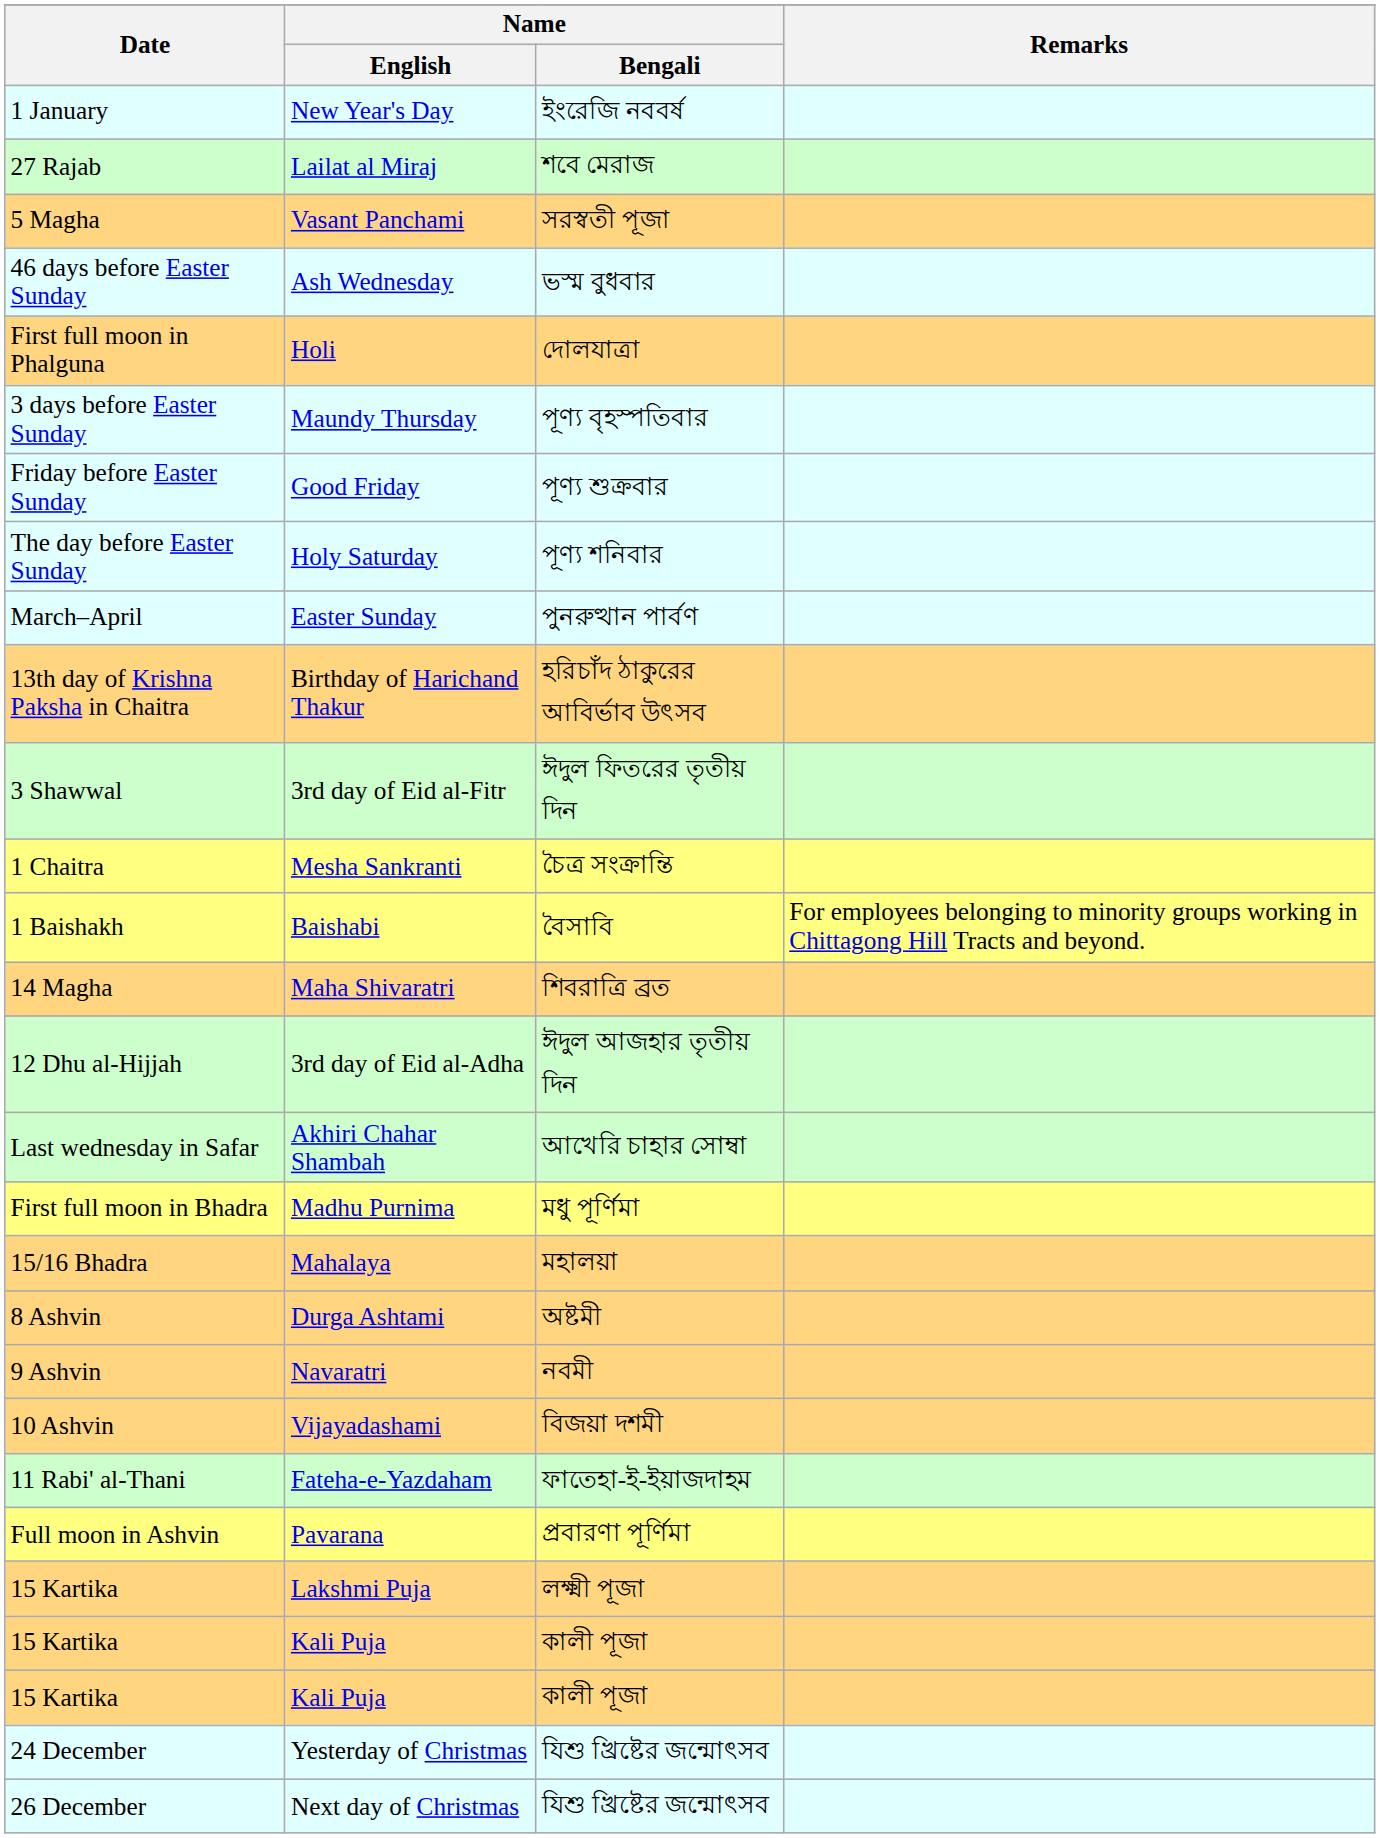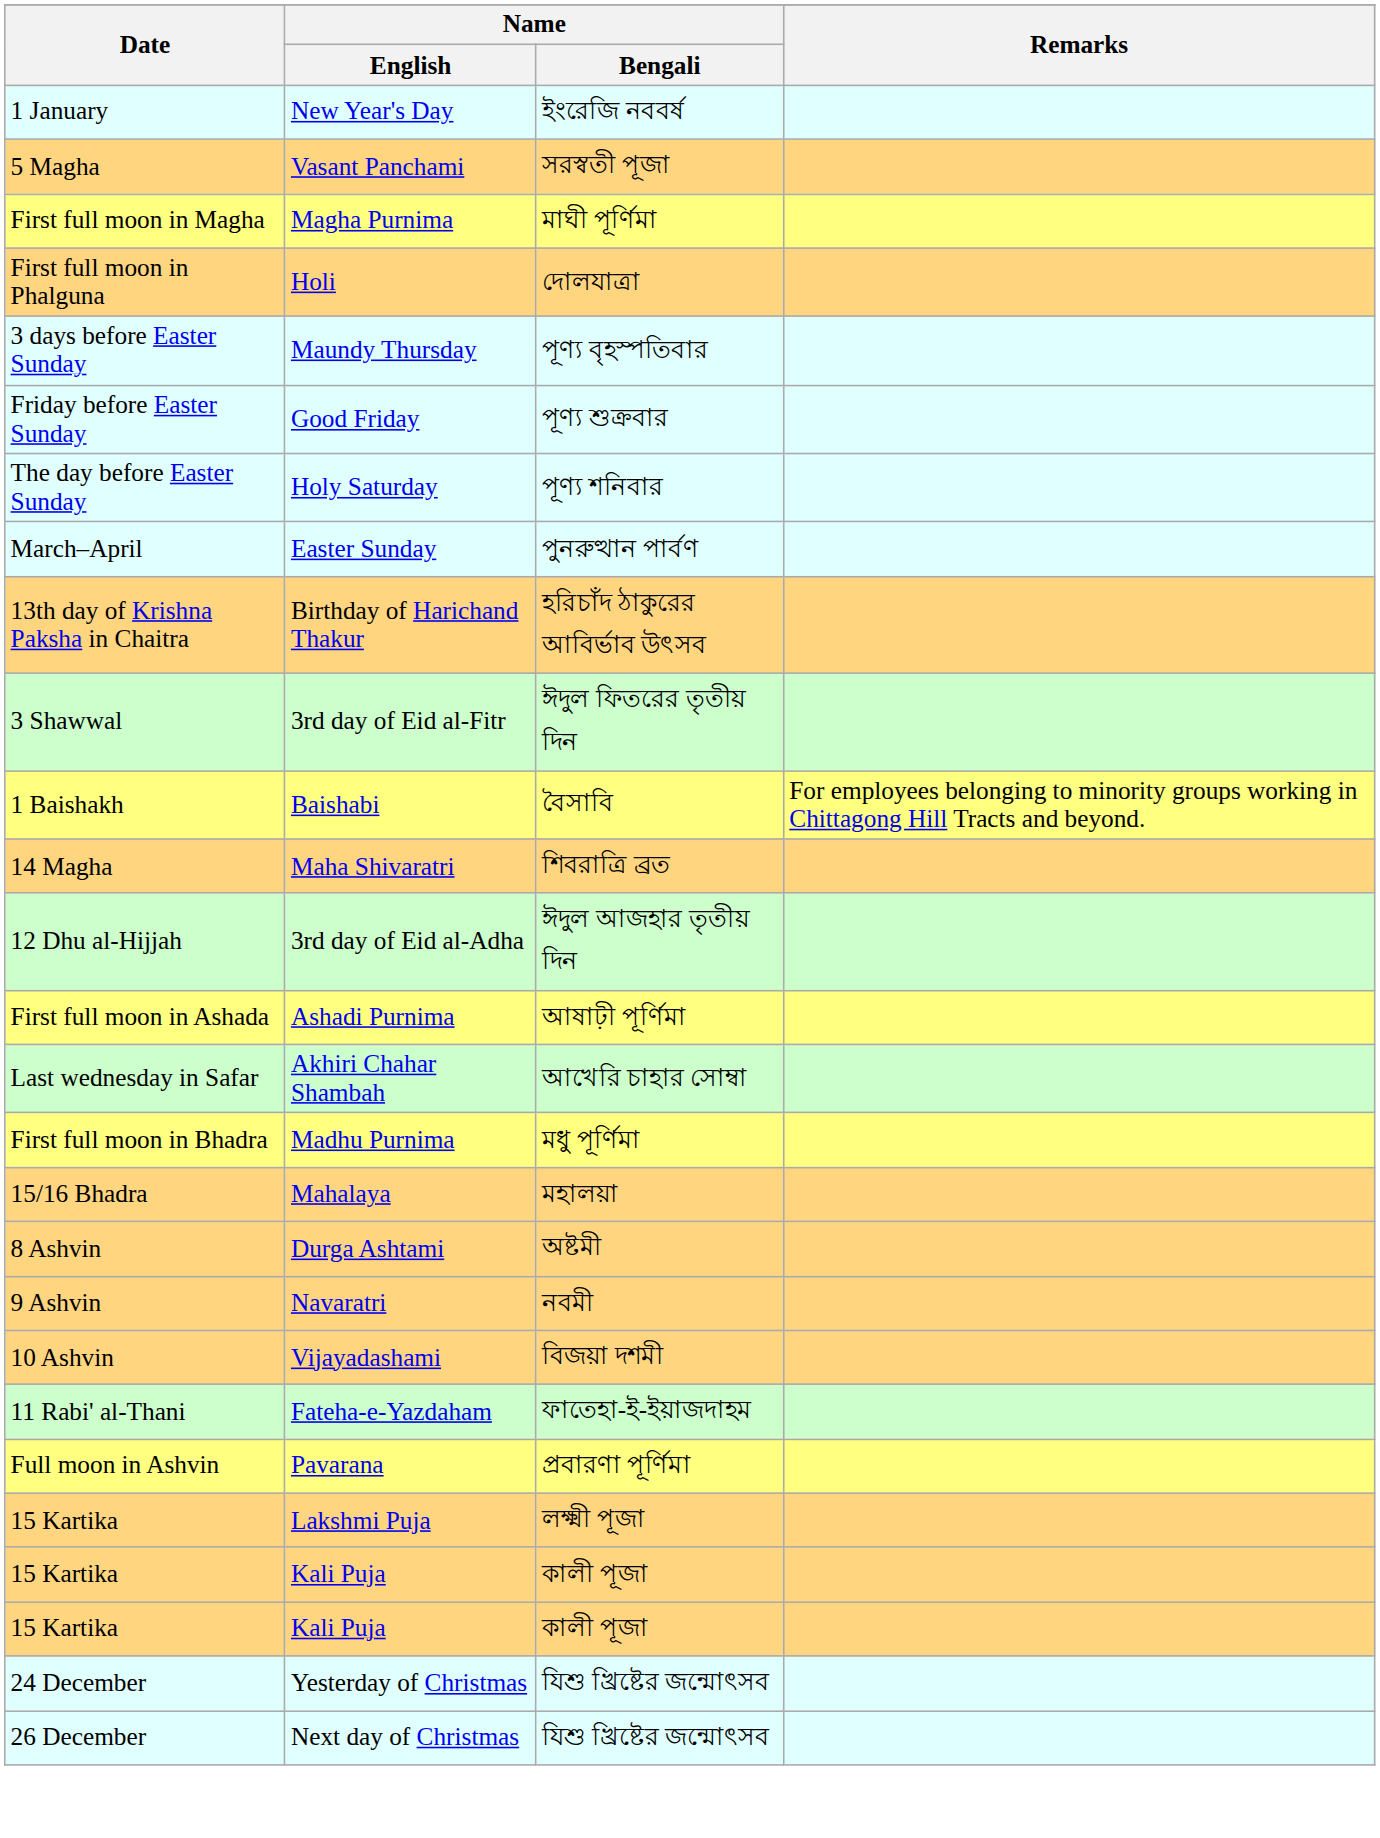- row: (56, 166)
- row: (120, 281)
+ row: (138, 220)
- row: (57, 865)
+ row: (140, 1016)
